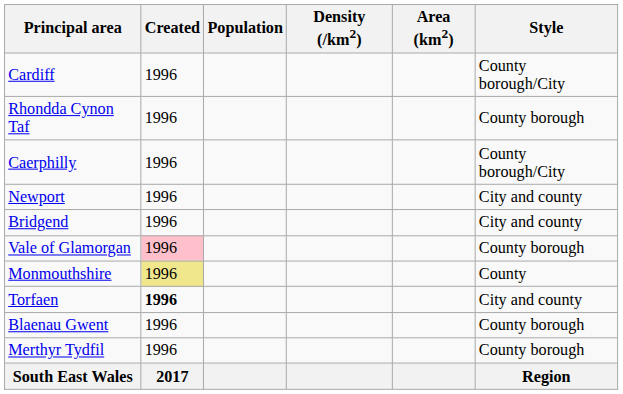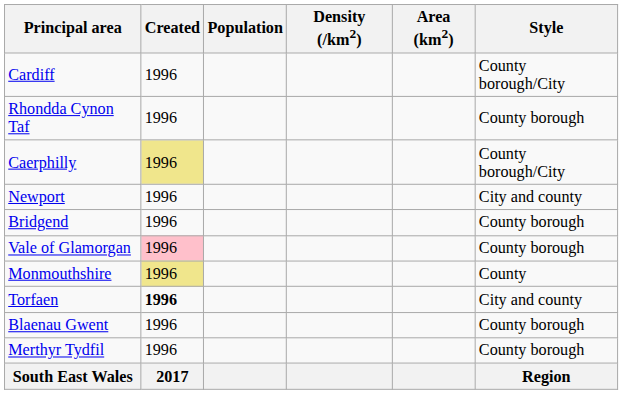(161, 162) no background -> (161, 162) khaki background
(530, 222) City and county -> (532, 222) County borough
